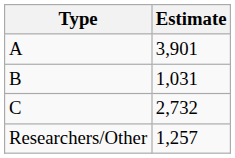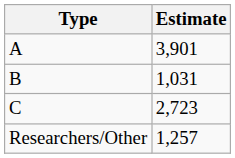(177, 108) 2,732 -> (177, 108) 2,723
